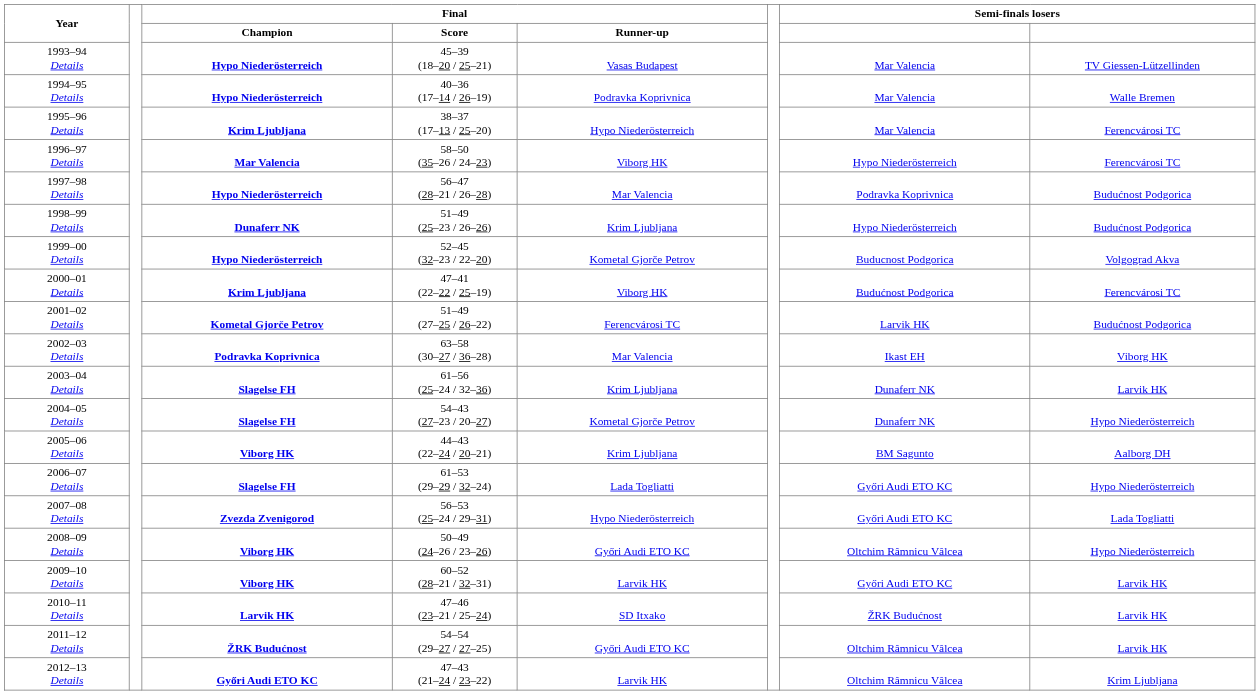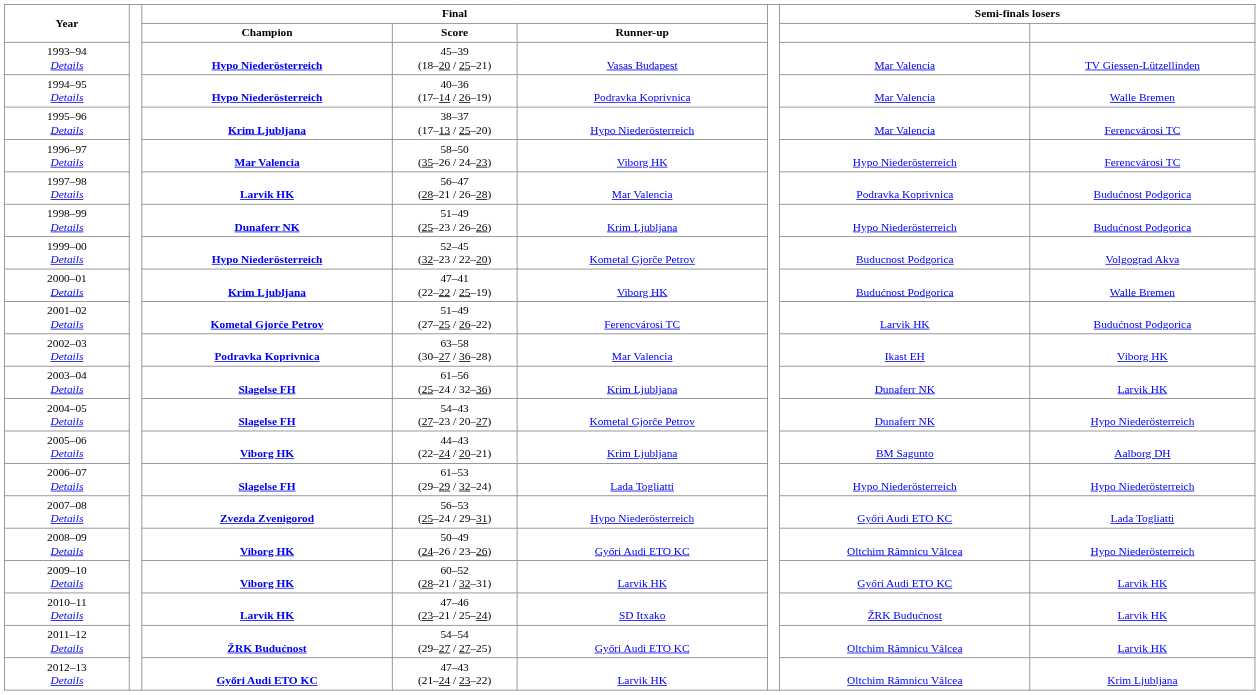(267, 194) Hypo Niederösterreich -> (267, 194) Larvik HK
(1142, 292) Ferencvárosi TC -> (1142, 292) Walle Bremen
(905, 486) Győri Audi ETO KC -> (905, 486) Hypo Niederösterreich
